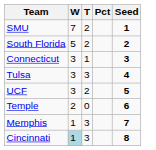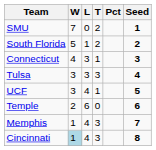+ column: (87, 12)
(73, 59) 3 -> (73, 59) 4
(87, 91) 2 -> (98, 91) 1
